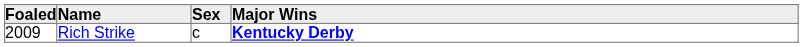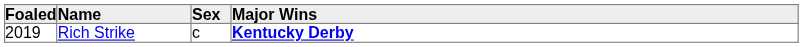(23, 33) 2009 -> (23, 33) 2019
